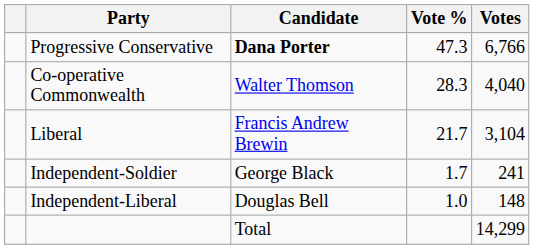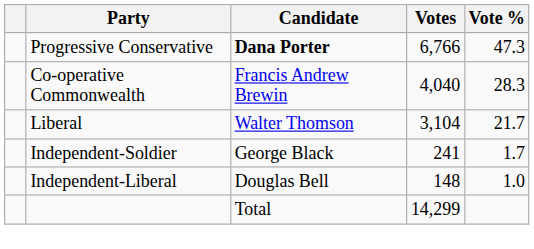columns swapped: (500, 18) <-> (439, 18)
(294, 85) Walter Thomson -> (292, 85) Francis Andrew Brewin
(292, 134) Francis Andrew Brewin -> (294, 124) Walter Thomson
